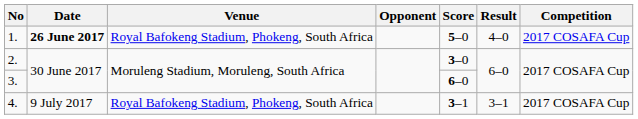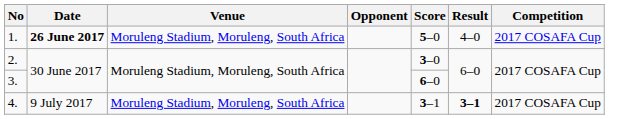(242, 37) Royal Bafokeng Stadium, Phokeng, South Africa -> (228, 37) Moruleng Stadium, Moruleng, South Africa
(242, 103) Royal Bafokeng Stadium, Phokeng, South Africa -> (228, 103) Moruleng Stadium, Moruleng, South Africa
(499, 103) normal -> (470, 103) bold
